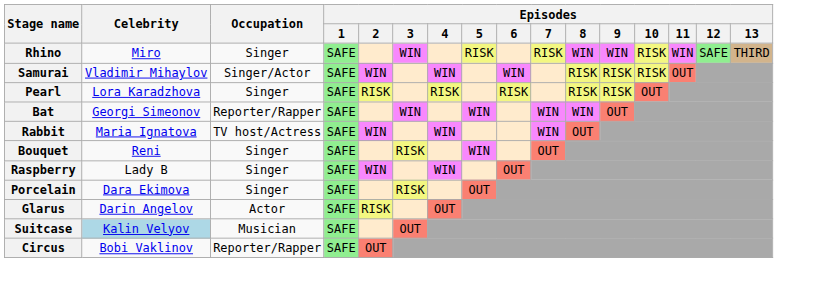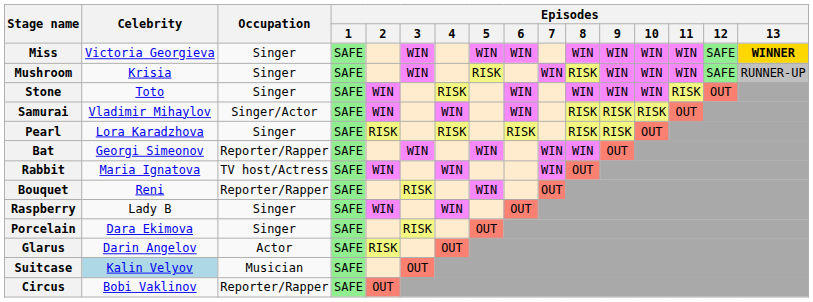+ row: (43, 53)
+ row: (43, 73)
- row: (43, 53)
+ row: (43, 92)
(267, 151) Singer -> (274, 190) Reporter/Rapper
